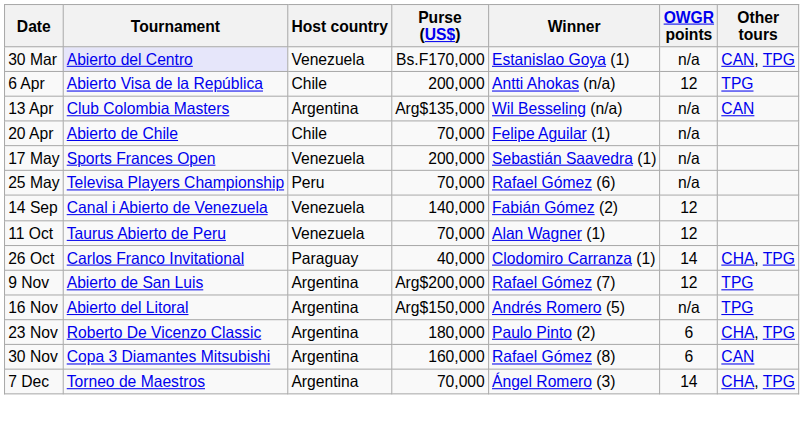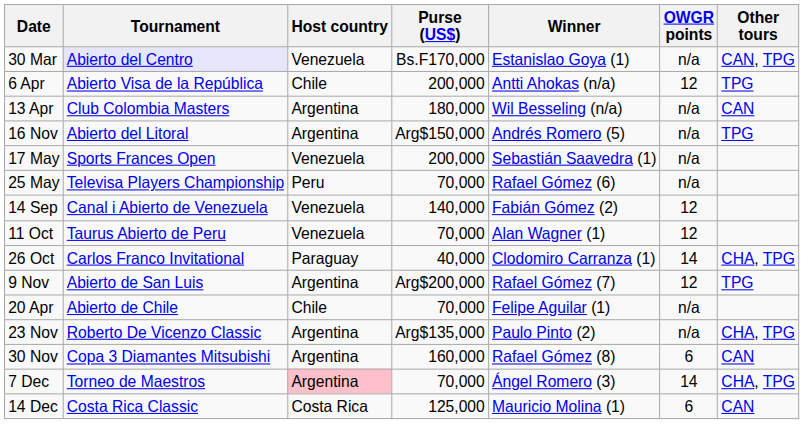(440, 109) Arg$135,000 -> (456, 109) 180,000
rows swapped: (31, 134) <-> (33, 307)
(456, 332) 180,000 -> (440, 332) Arg$135,000
(689, 332) 6 -> (689, 332) n/a
(325, 382) no background -> (325, 382) pink background
+ row: (33, 406)
